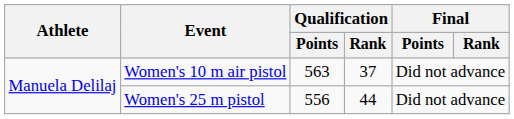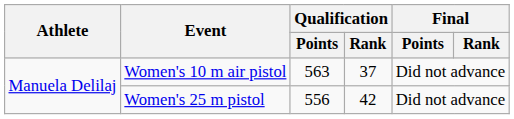(368, 99) 44 -> (368, 99) 42
